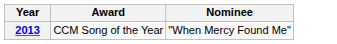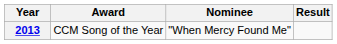+ column: (313, 13)
